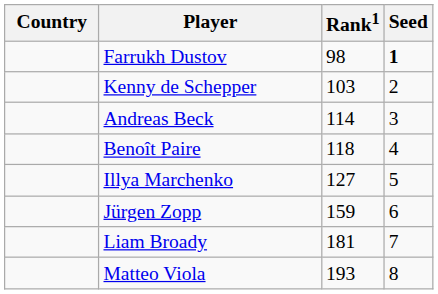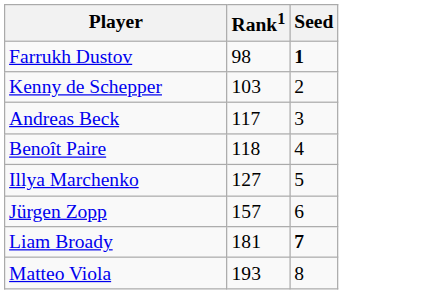- column: (52, 22)
(340, 118) 114 -> (246, 118) 117
(341, 211) 159 -> (246, 211) 157
(394, 241) normal -> (299, 241) bold
